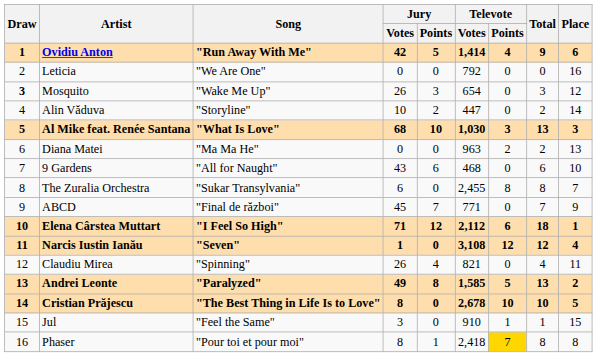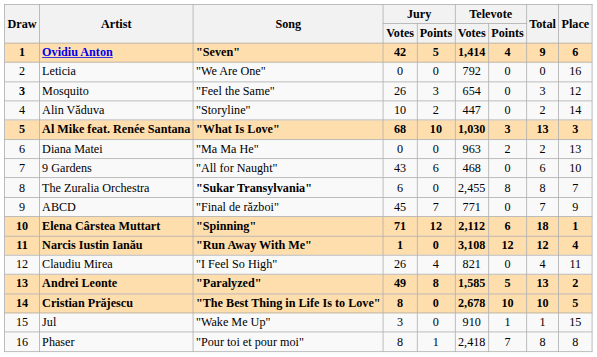(254, 52) "Run Away With Me" -> (218, 52) "Seven"
(233, 91) "Wake Me Up" -> (235, 91) "Feel the Same"
(248, 187) normal -> (254, 187) bold
(240, 226) "I Feel So High" -> (226, 226) "Spinning"
(218, 245) "Seven" -> (254, 245) "Run Away With Me"
(223, 264) "Spinning" -> (237, 264) "I Feel So High"
(235, 322) "Feel the Same" -> (233, 322) "Wake Me Up"
(507, 341) gold background -> (507, 341) no background
